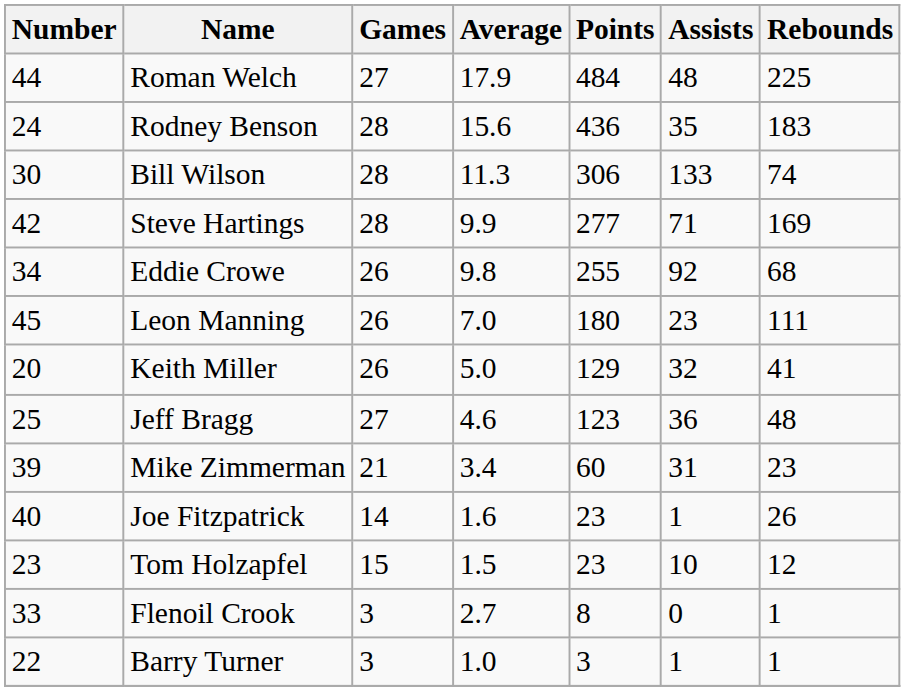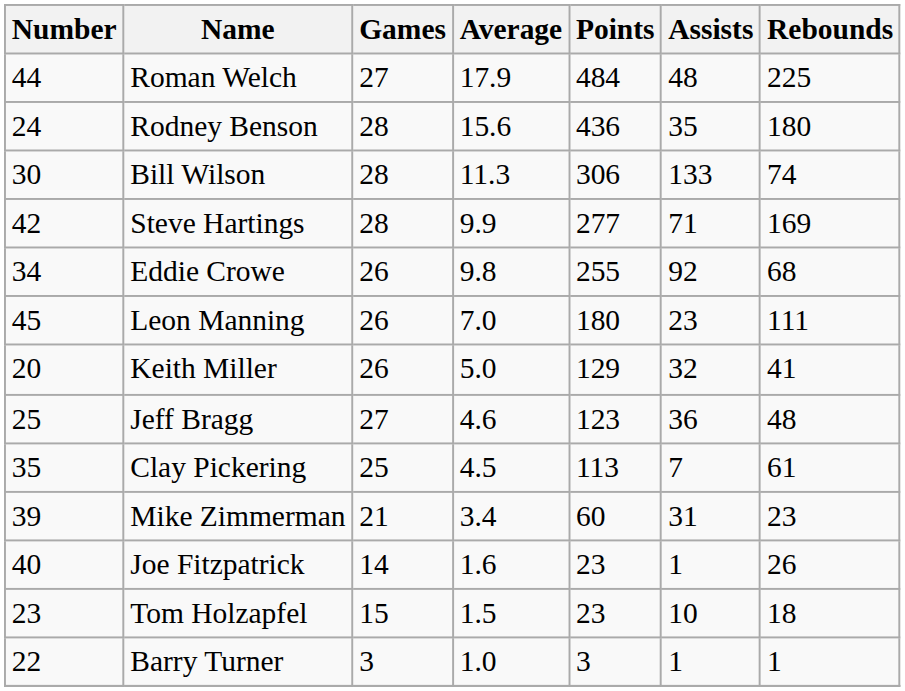(789, 126) 183 -> (789, 126) 180
+ row: (218, 466)
(782, 563) 12 -> (782, 612) 18
- row: (213, 612)
